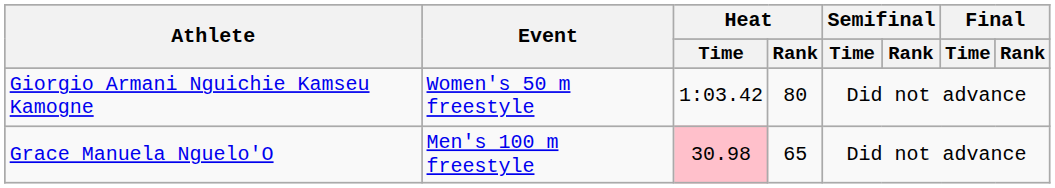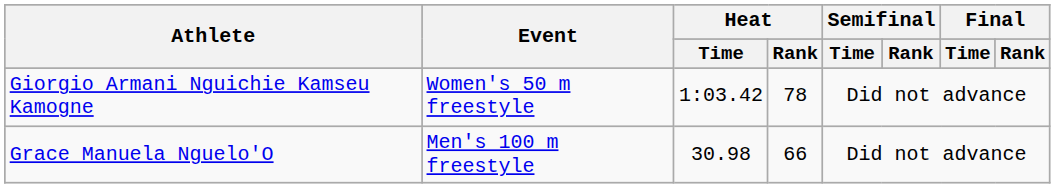(795, 97) 80 -> (795, 97) 78
(721, 154) pink background -> (721, 154) no background
(795, 154) 65 -> (795, 154) 66
